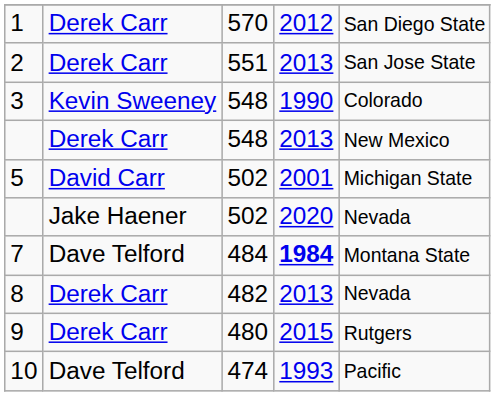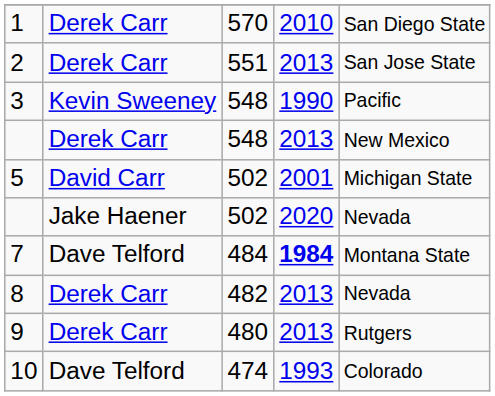(306, 23) 2012 -> (306, 23) 2010
(383, 101) Colorado -> (372, 101) Pacific
(306, 332) 2015 -> (306, 332) 2013
(372, 371) Pacific -> (383, 371) Colorado
